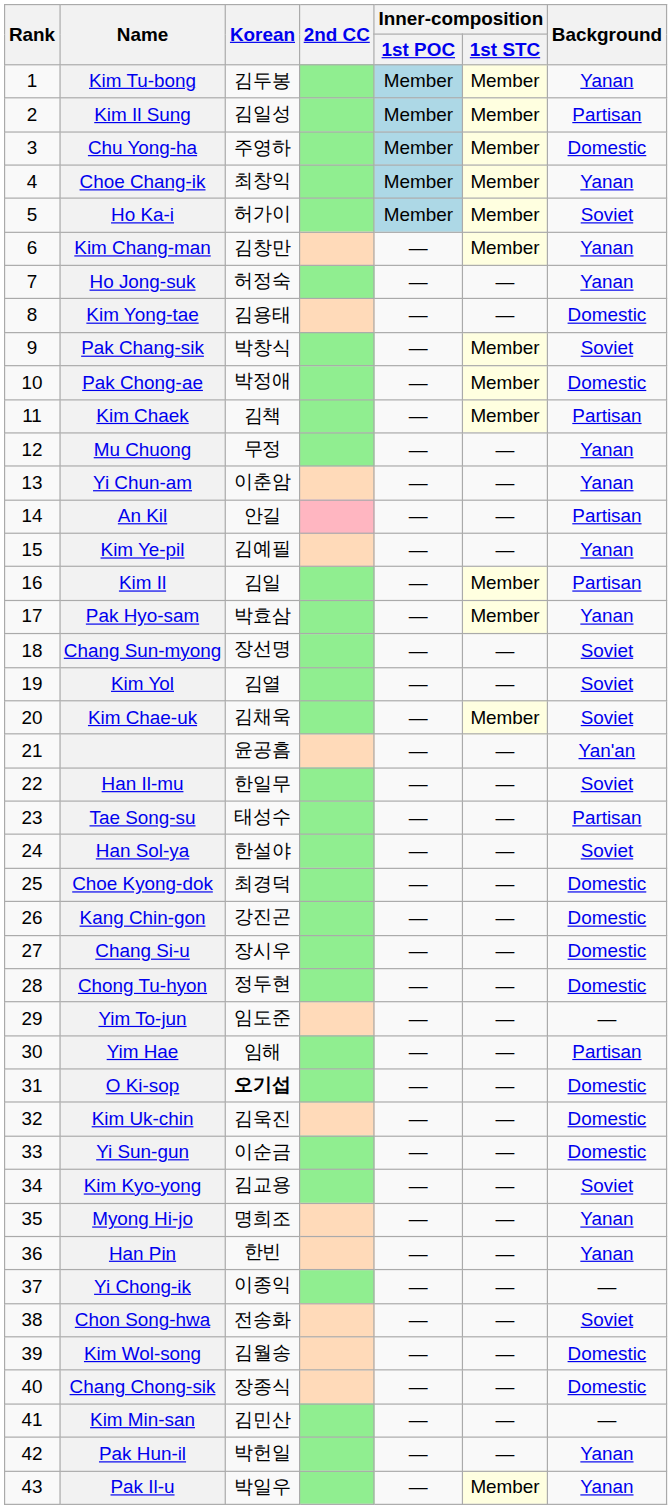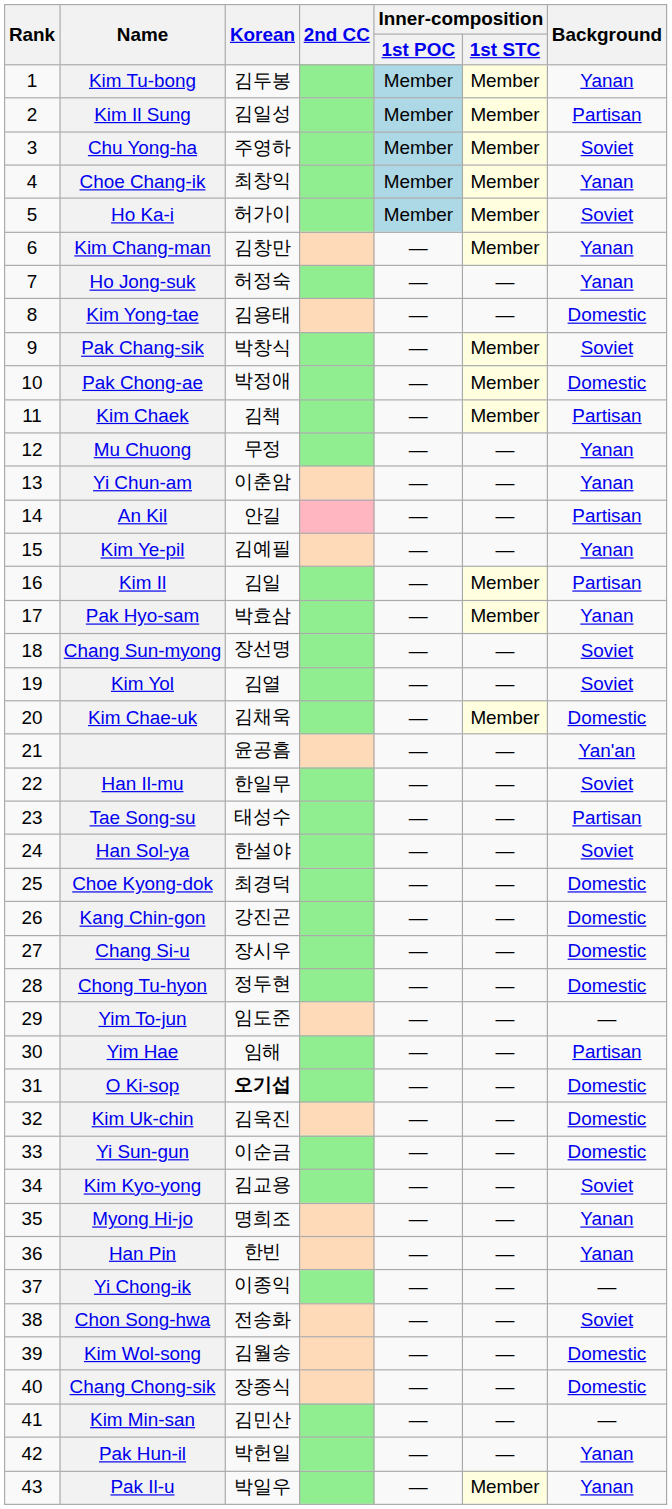(607, 148) Domestic -> (607, 148) Soviet
(607, 717) Soviet -> (607, 717) Domestic
